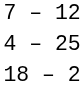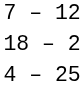rows swapped: (42, 44) <-> (42, 76)
